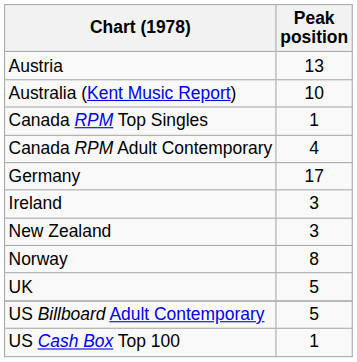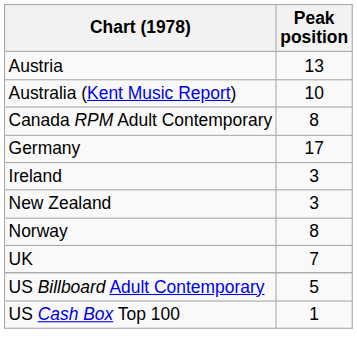- row: (108, 120)
(314, 148) 4 -> (314, 120) 8
(314, 286) 5 -> (314, 259) 7
